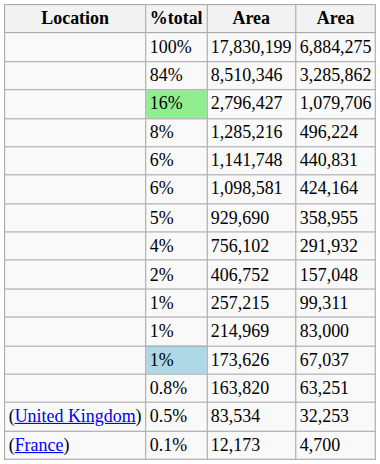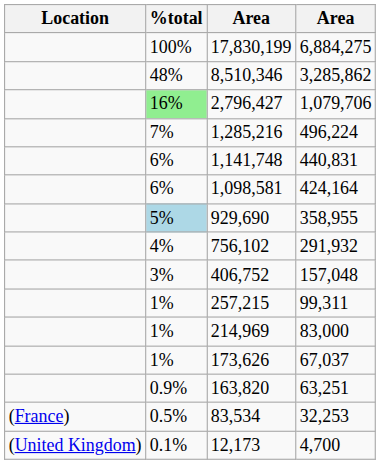(166, 75) 84% -> (166, 75) 48%
(162, 132) 8% -> (162, 132) 7%
(162, 217) no background -> (162, 217) lightblue background
(162, 274) 2% -> (162, 274) 3%
(162, 359) lightblue background -> (162, 359) no background
(169, 388) 0.8% -> (169, 388) 0.9%
(75, 416) (United Kingdom) -> (39, 416) (France)
(39, 445) (France) -> (75, 445) (United Kingdom)
